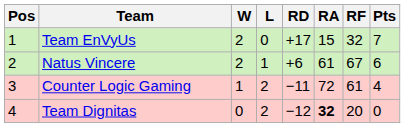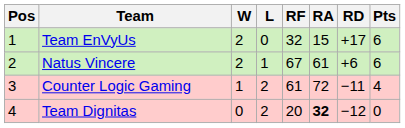columns swapped: (356, 16) <-> (298, 16)
(377, 39) 7 -> (377, 39) 6
